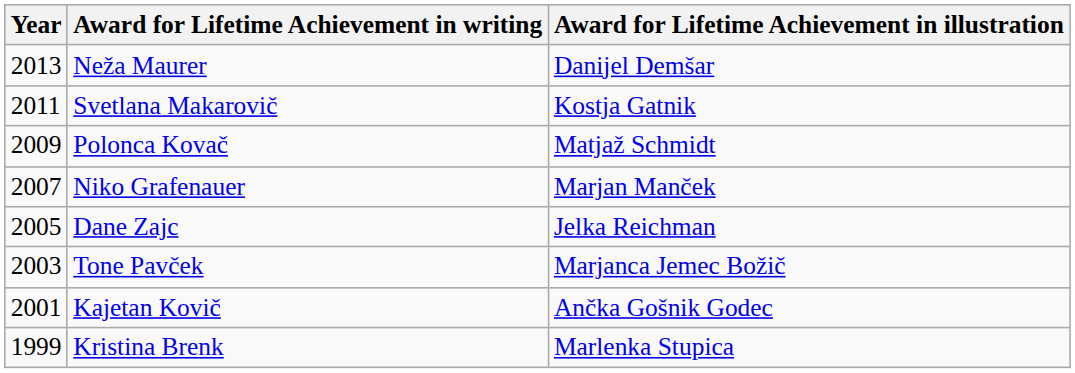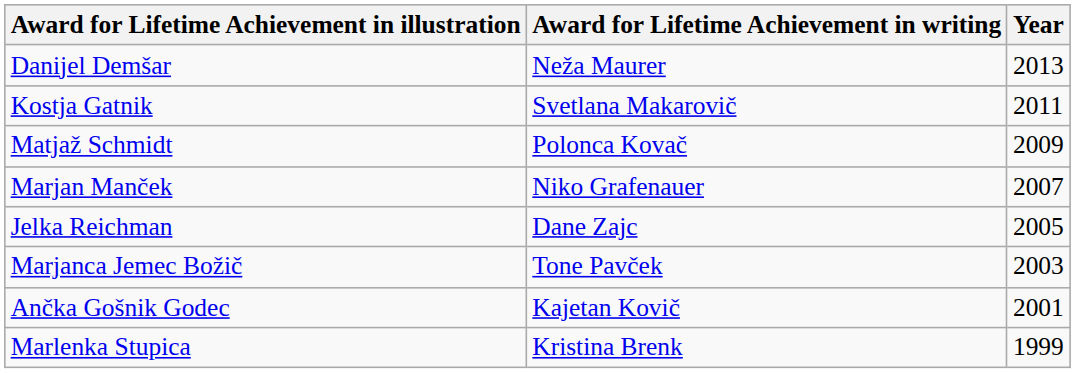columns swapped: (36, 24) <-> (809, 24)
